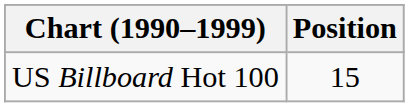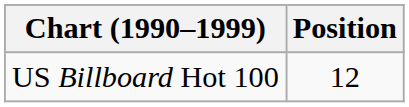(345, 76) 15 -> (345, 76) 12
